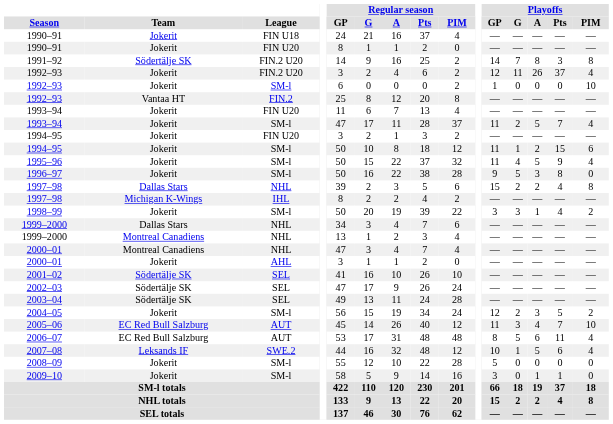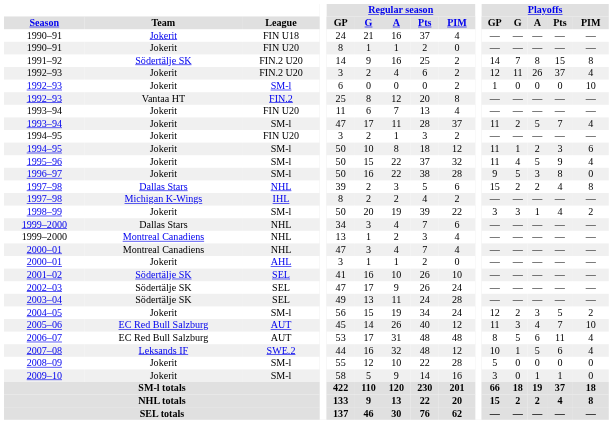(560, 60) 3 -> (560, 60) 15
(560, 149) 15 -> (560, 149) 3
